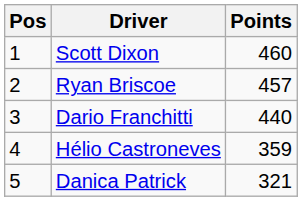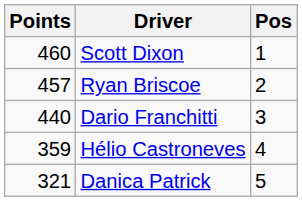columns swapped: (28, 21) <-> (261, 21)
